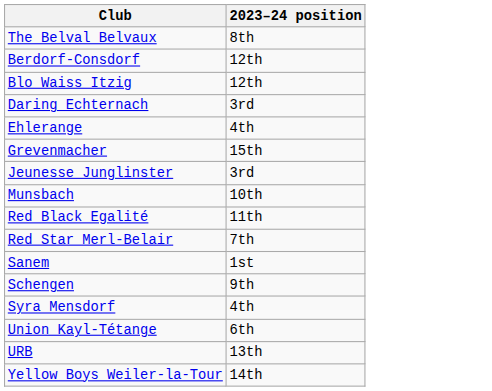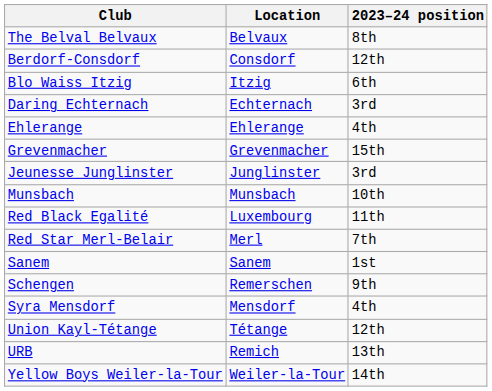+ column: (287, 16)
(246, 83) 12th -> (364, 83) 6th
(242, 330) 6th -> (368, 330) 12th
